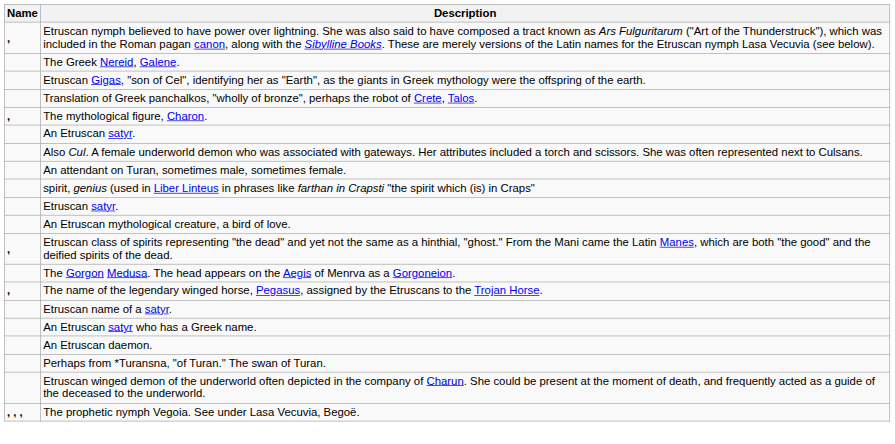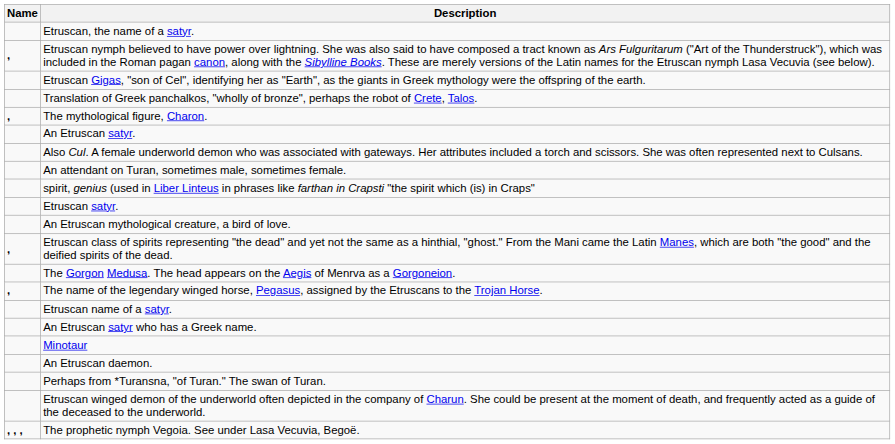+ row: (119, 31)
- row: (111, 62)
+ row: (65, 345)
